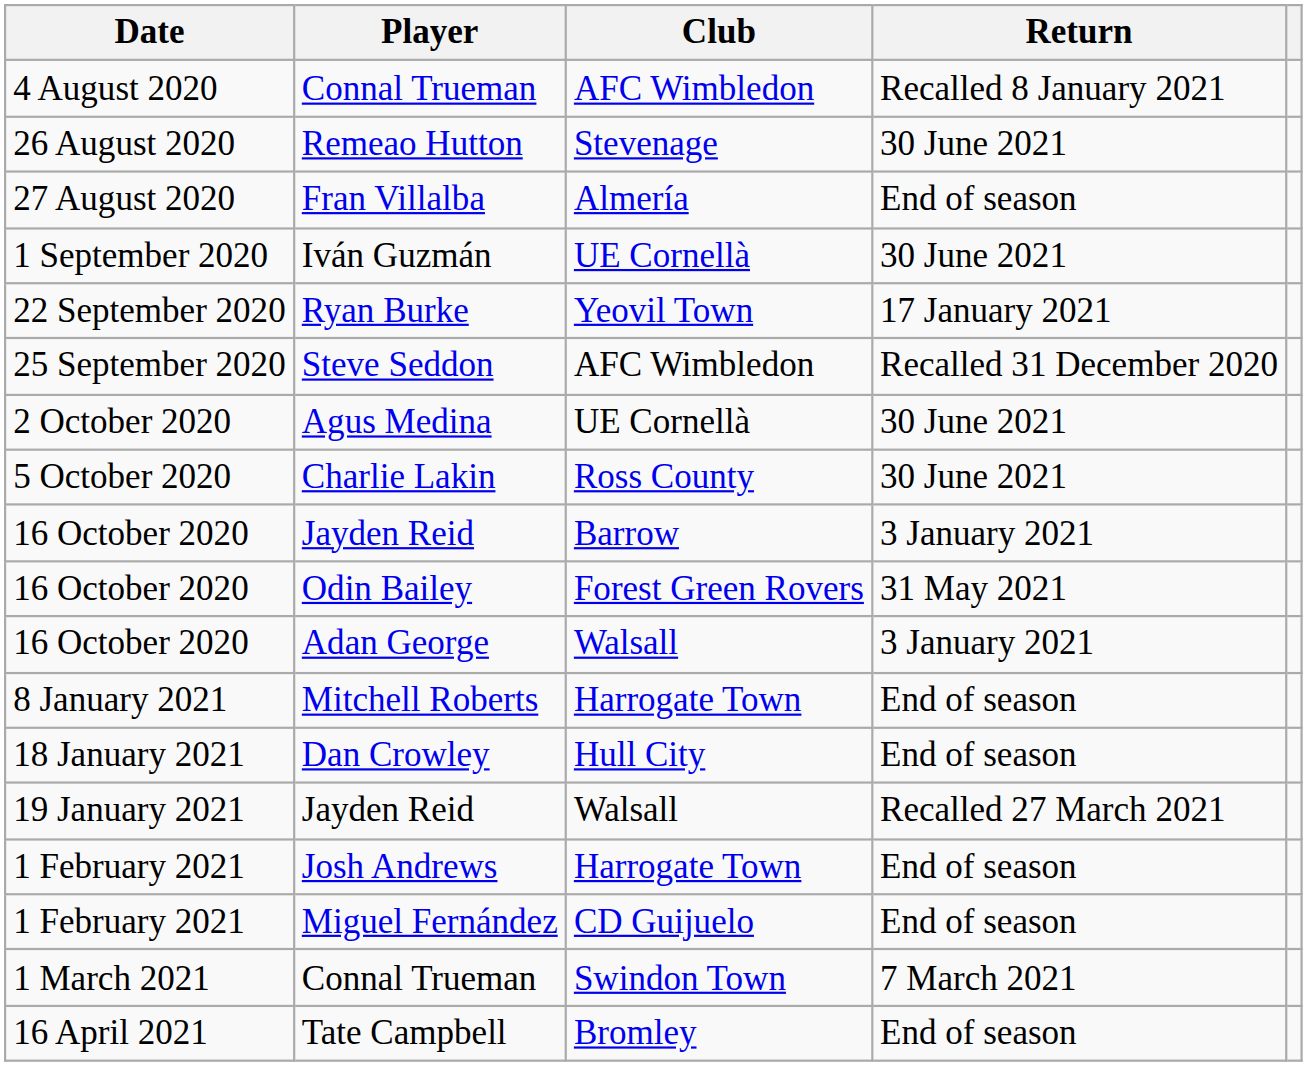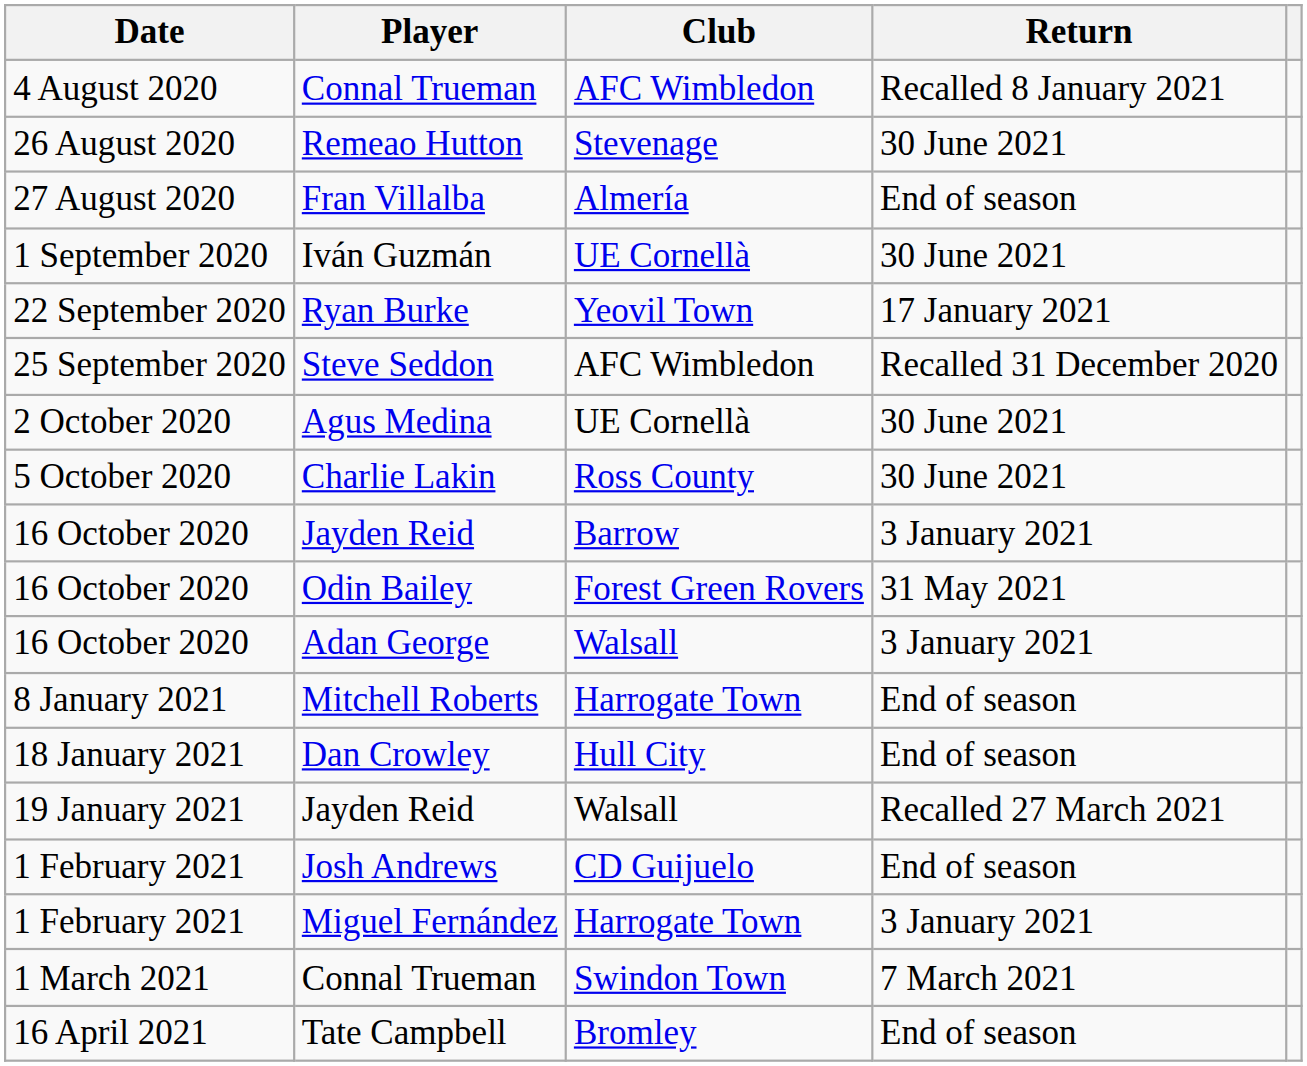(688, 865) Harrogate Town -> (664, 865) CD Guijuelo
(664, 921) CD Guijuelo -> (688, 921) Harrogate Town
(978, 921) End of season -> (987, 921) 3 January 2021
